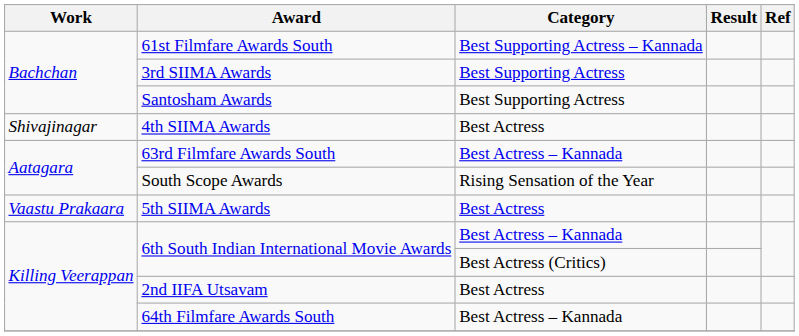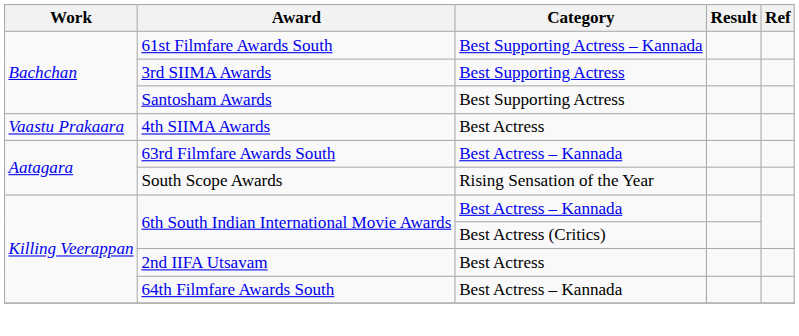(53, 126) Shivajinagar -> (66, 126) Vaastu Prakaara
- row: (206, 208)
